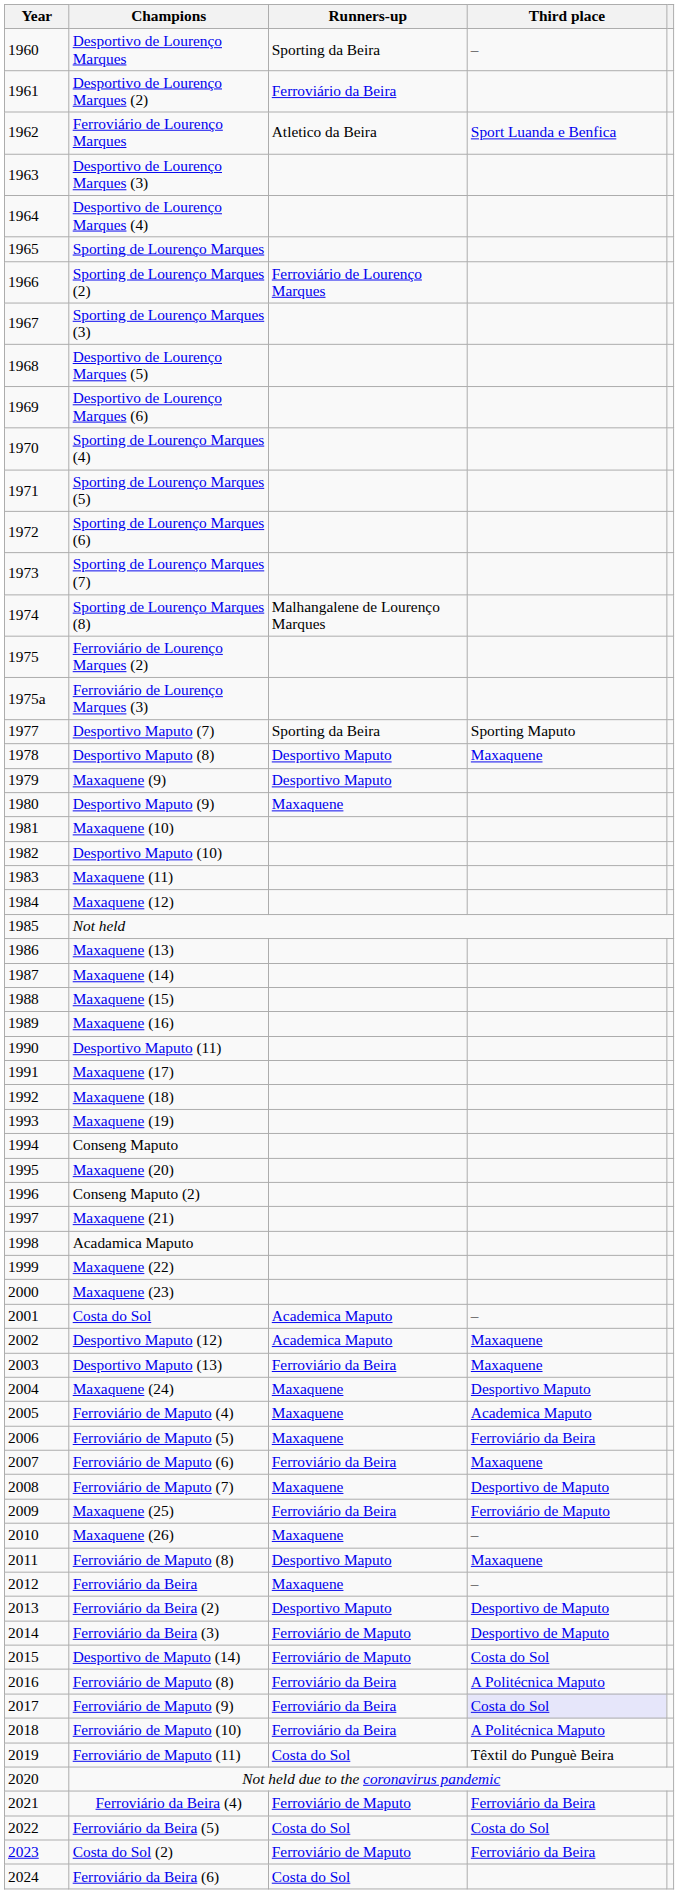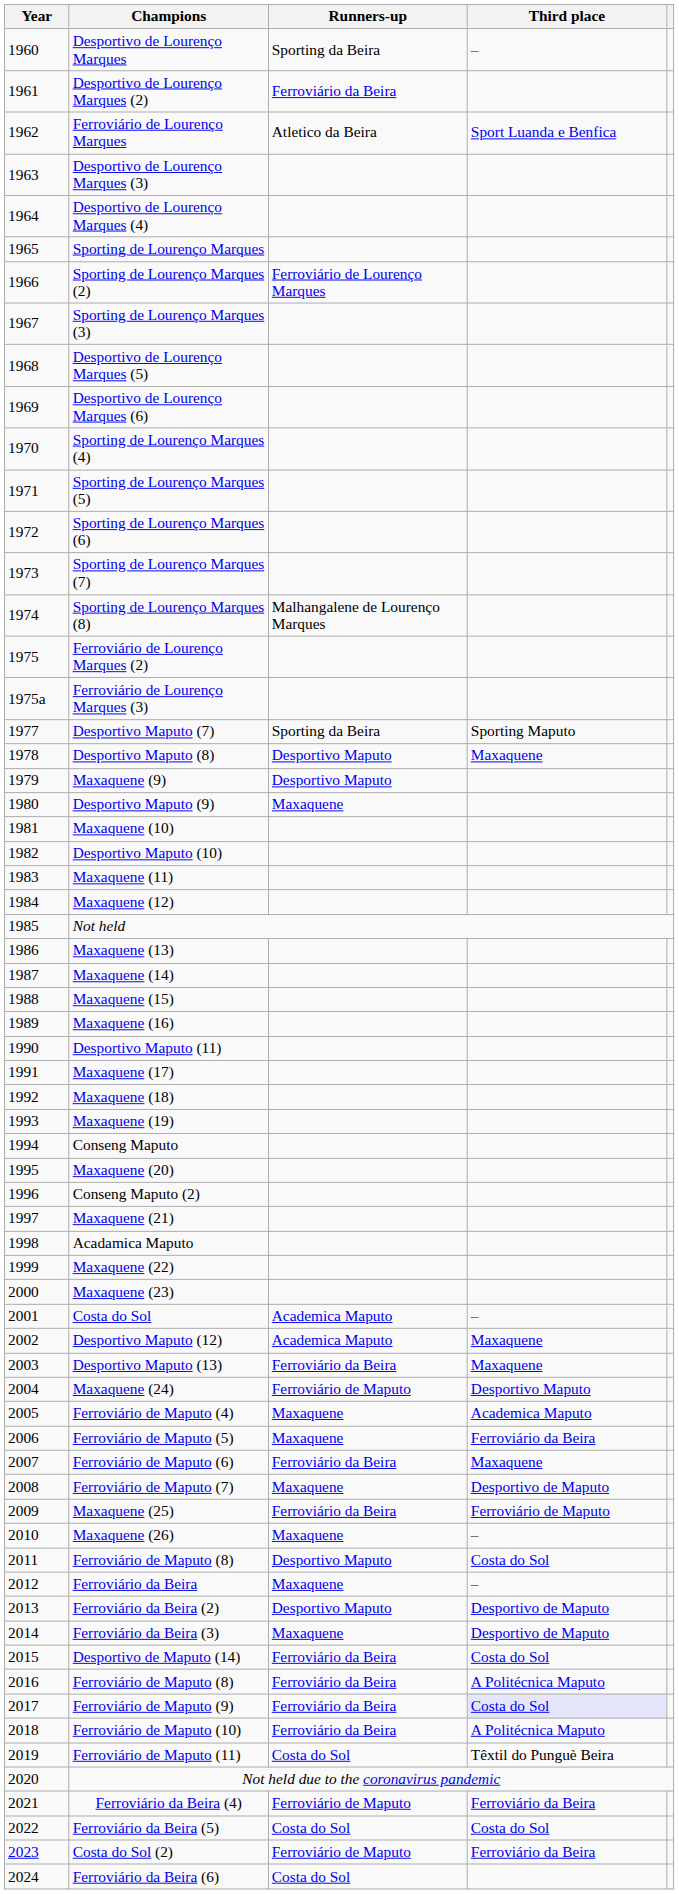(308, 1389) Maxaquene -> (341, 1389) Ferroviário de Maputo
(507, 1559) Maxaquene -> (510, 1559) Costa do Sol
(341, 1632) Ferroviário de Maputo -> (308, 1632) Maxaquene
(341, 1657) Ferroviário de Maputo -> (334, 1657) Ferroviário da Beira
